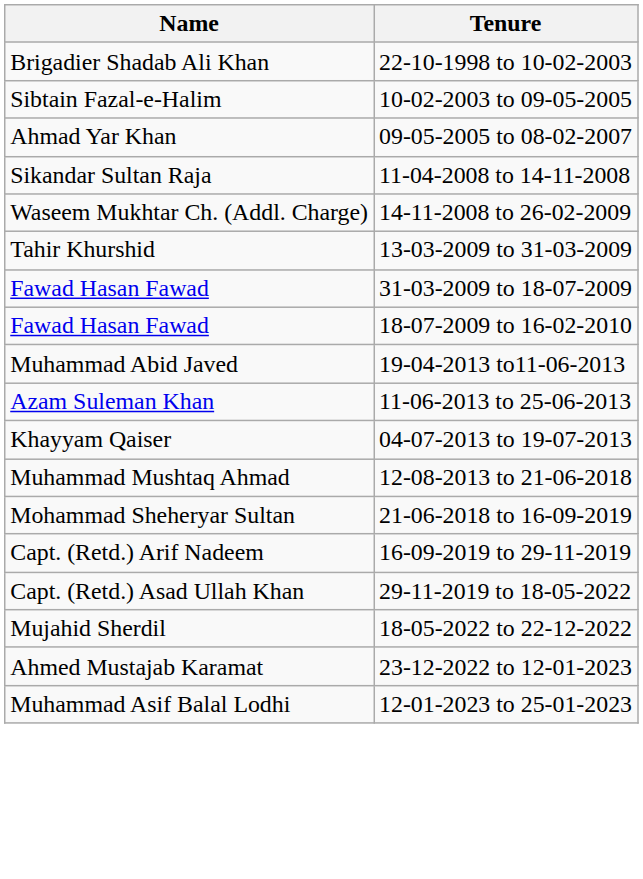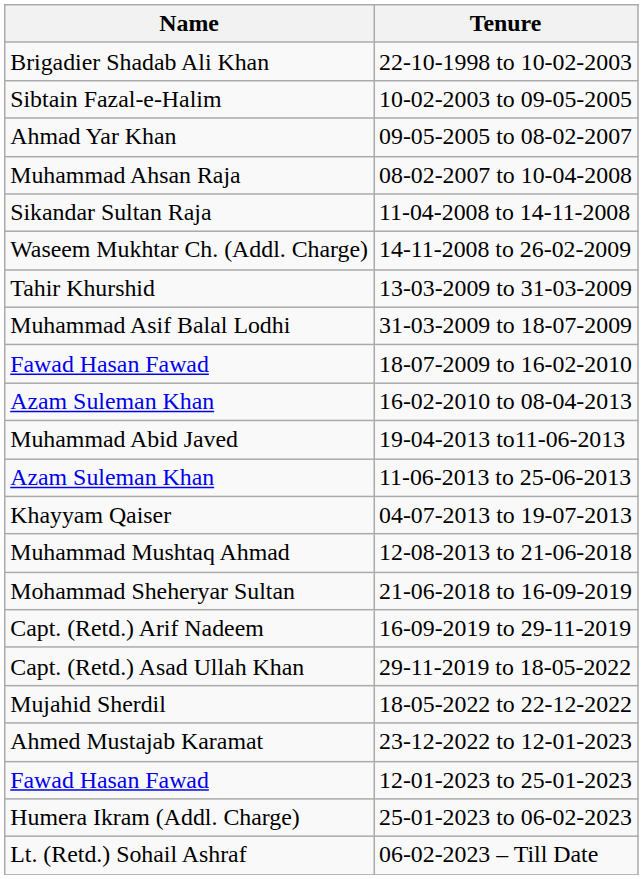+ row: (506, 174)
(110, 288) Fawad Hasan Fawad -> (150, 325) Muhammad Asif Balal Lodhi
+ row: (506, 401)
(150, 703) Muhammad Asif Balal Lodhi -> (110, 779) Fawad Hasan Fawad
+ row: (506, 817)
+ row: (489, 855)
